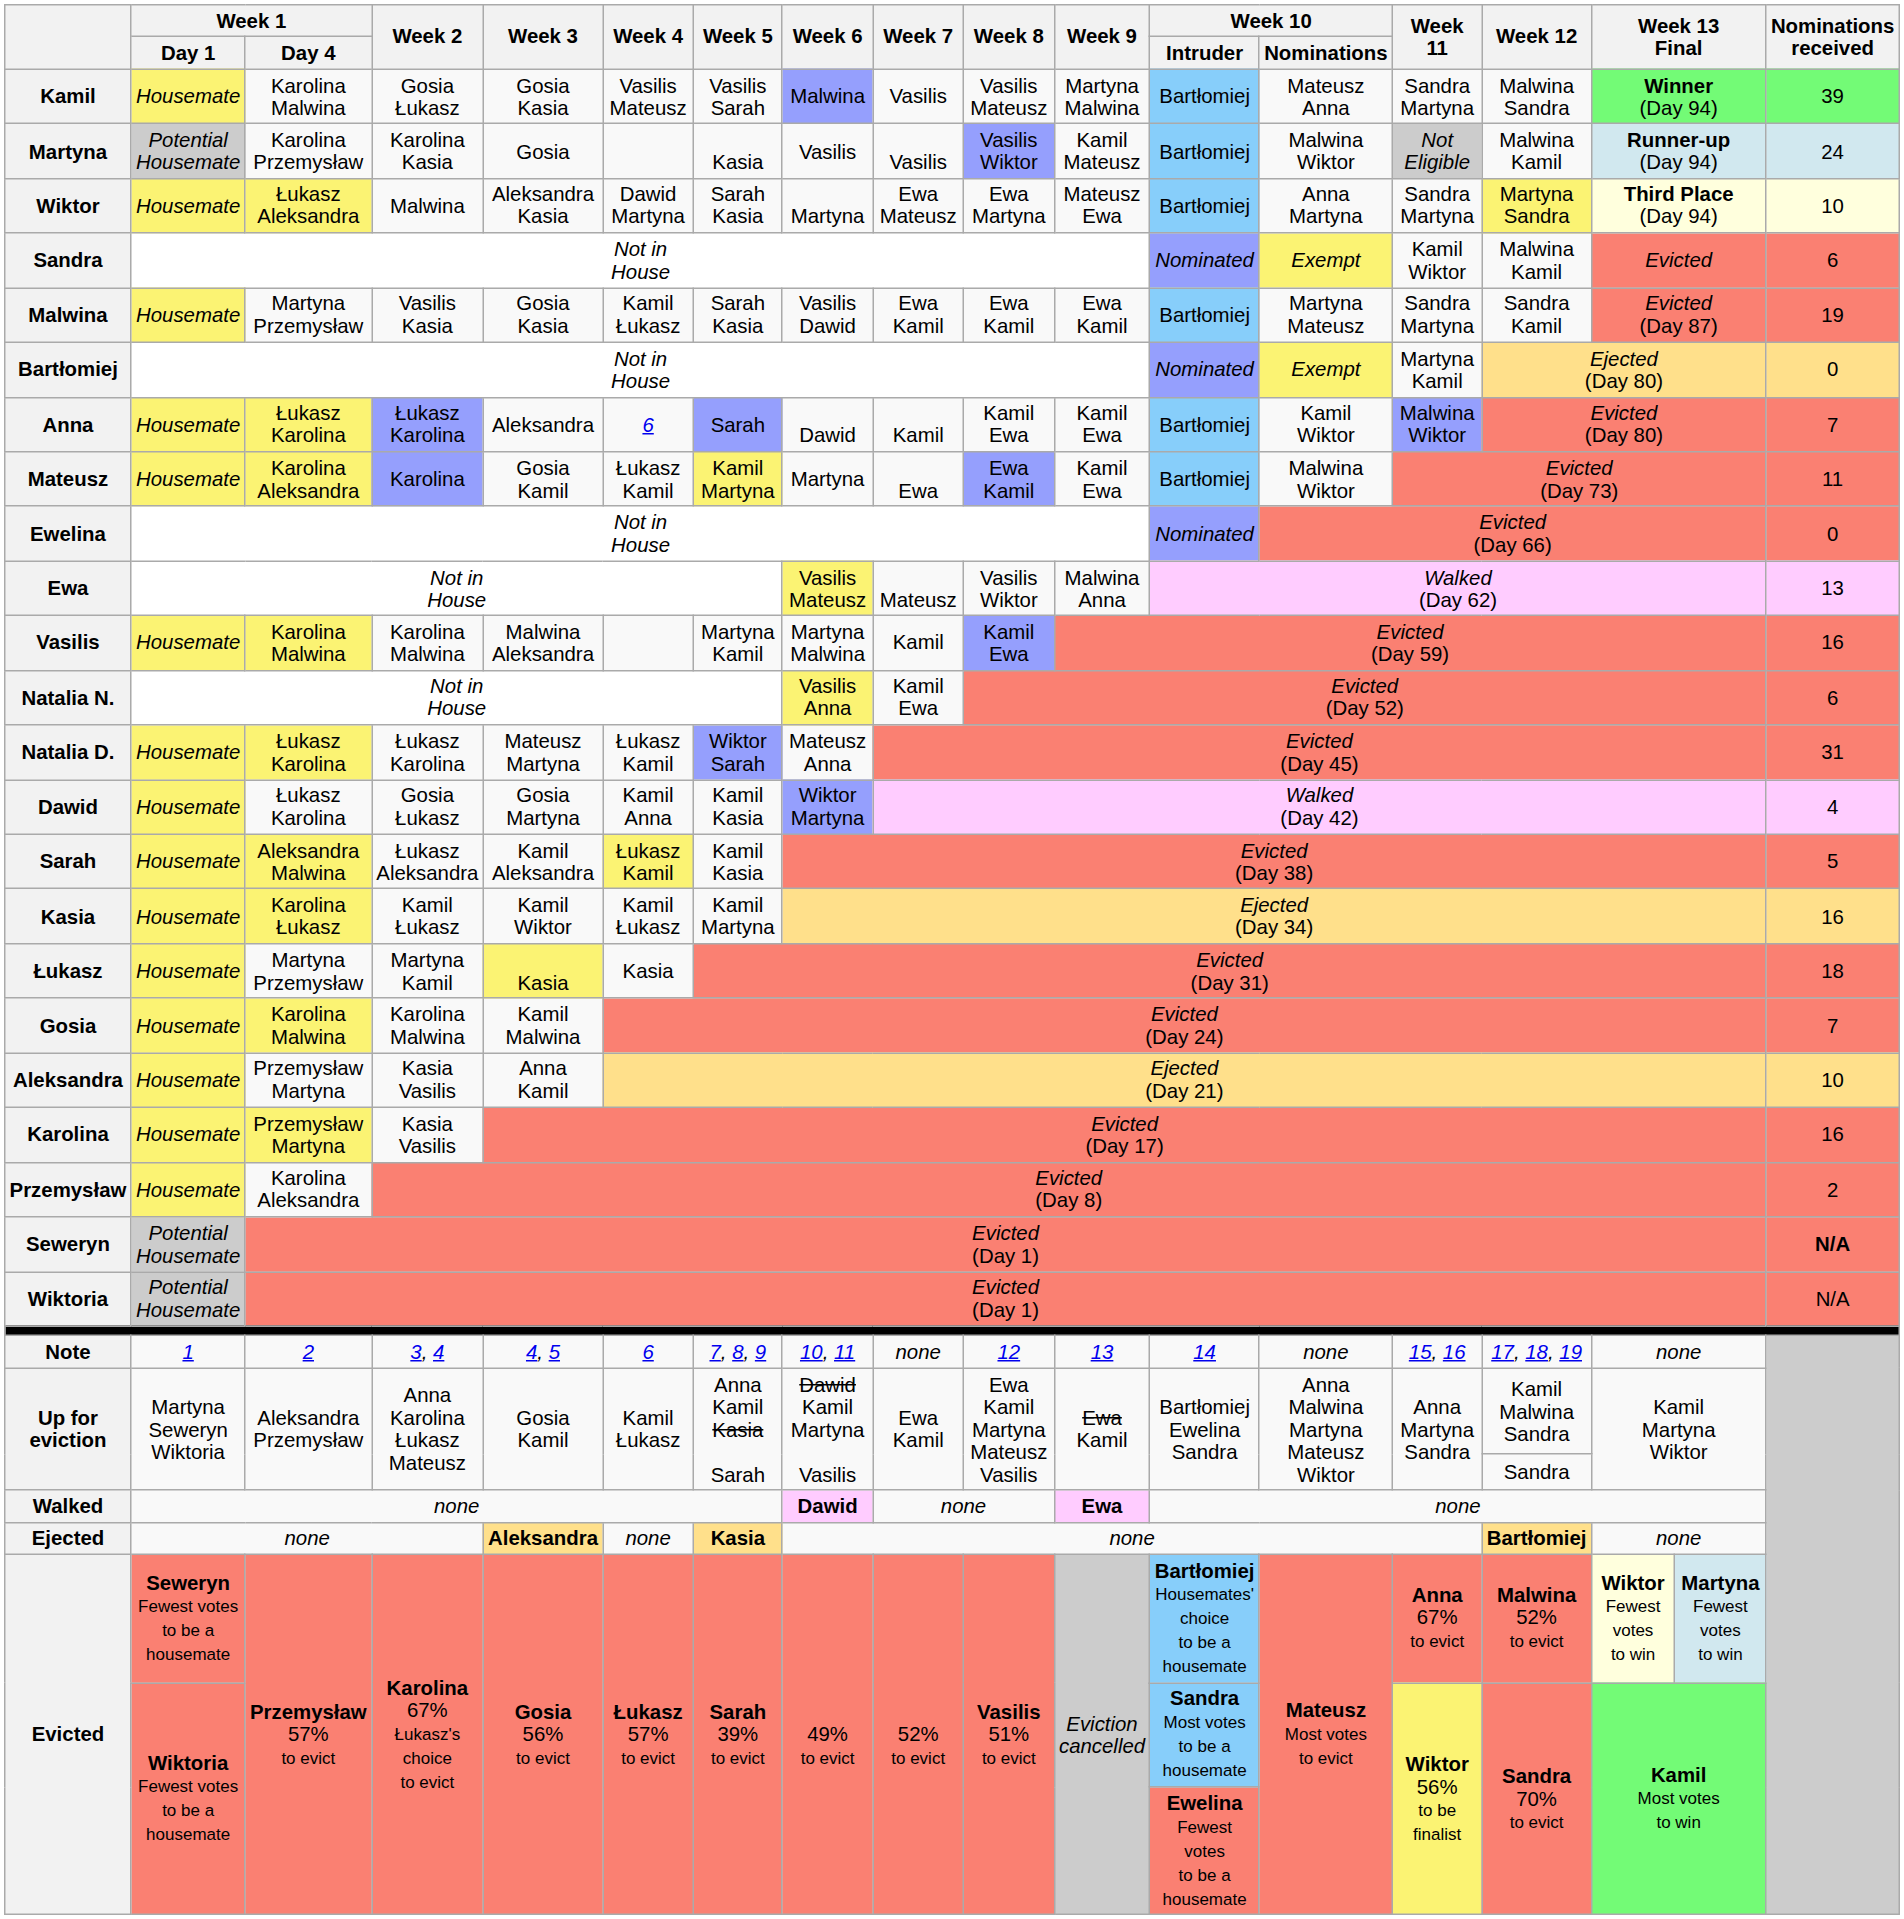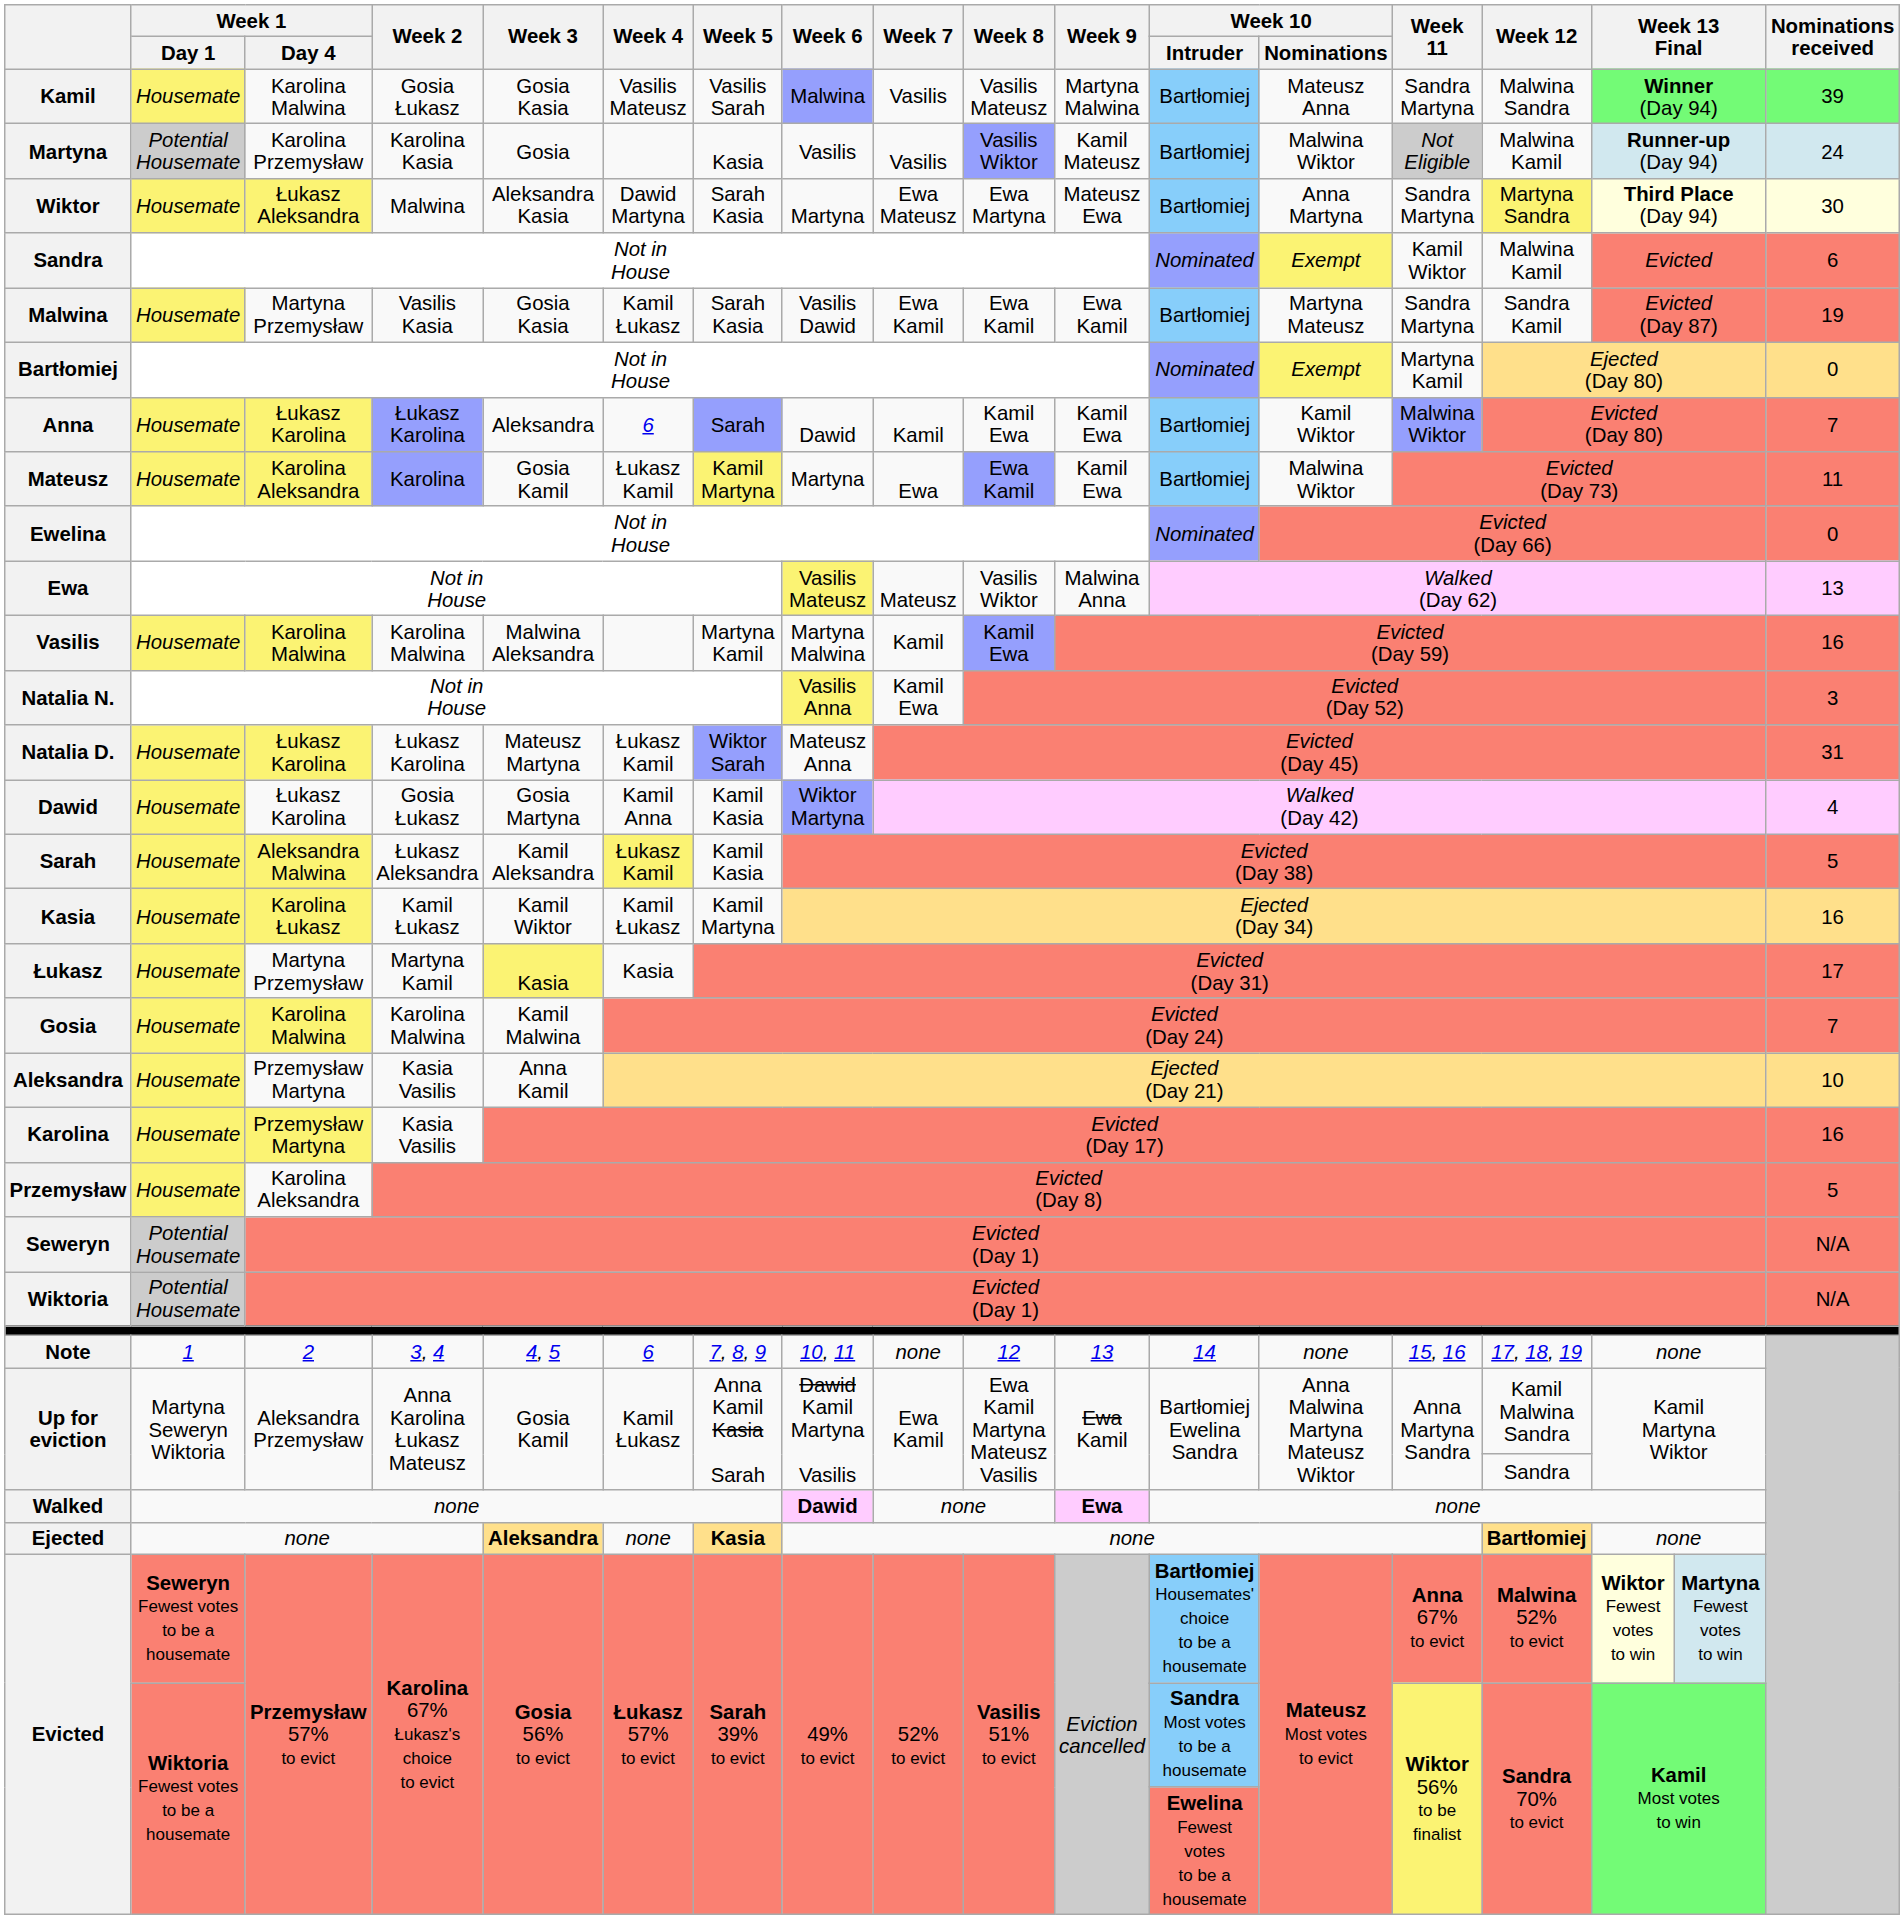(1833, 205) 10 -> (1833, 205) 30
(1833, 697) 6 -> (1833, 697) 3
(1833, 970) 18 -> (1833, 970) 17
(1833, 1189) 2 -> (1833, 1189) 5
(1833, 1244) bold -> (1833, 1244) normal
